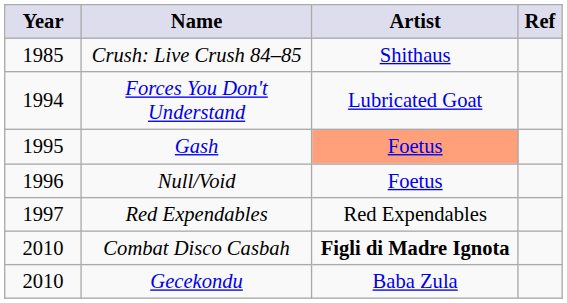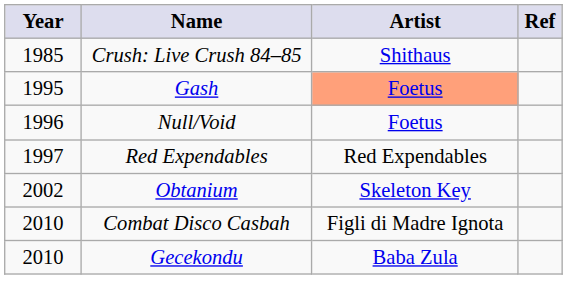- row: (197, 100)
+ row: (197, 189)
(415, 247) bold -> (415, 223) normal
